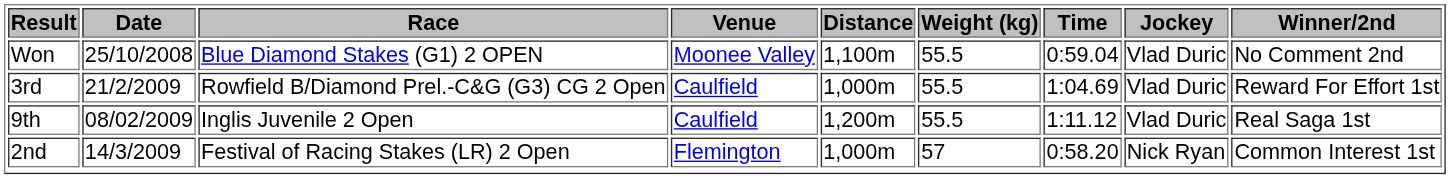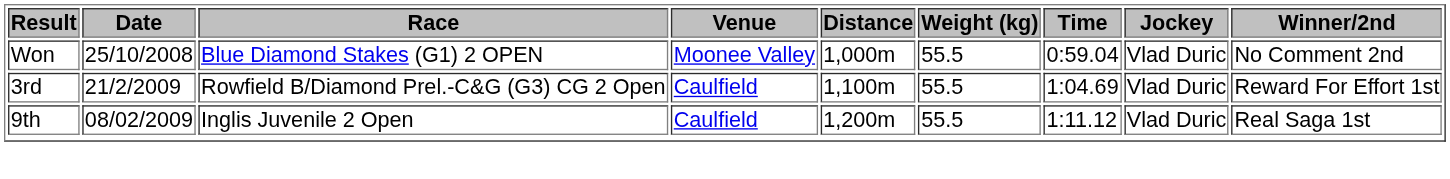(859, 55) 1,100m -> (859, 55) 1,000m
(859, 87) 1,000m -> (859, 87) 1,100m
- row: (29, 152)
